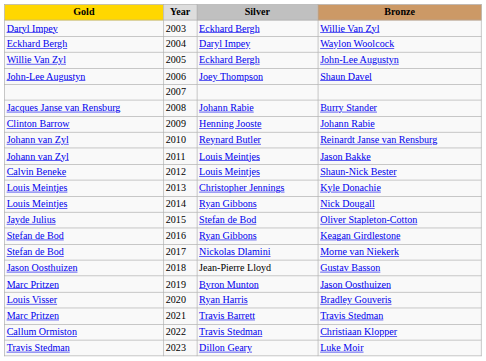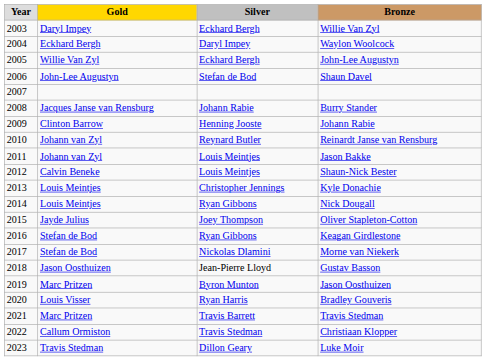columns swapped: (180, 12) <-> (84, 12)
(231, 76) Joey Thompson -> (228, 76) Stefan de Bod
(228, 220) Stefan de Bod -> (231, 220) Joey Thompson
